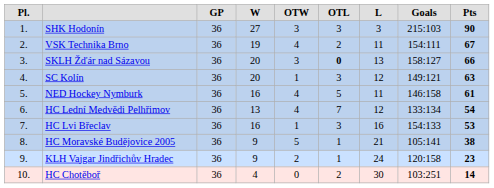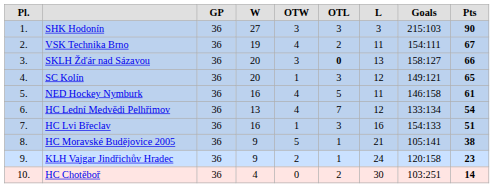(470, 77) 63 -> (470, 77) 65
(470, 126) 53 -> (470, 126) 51
